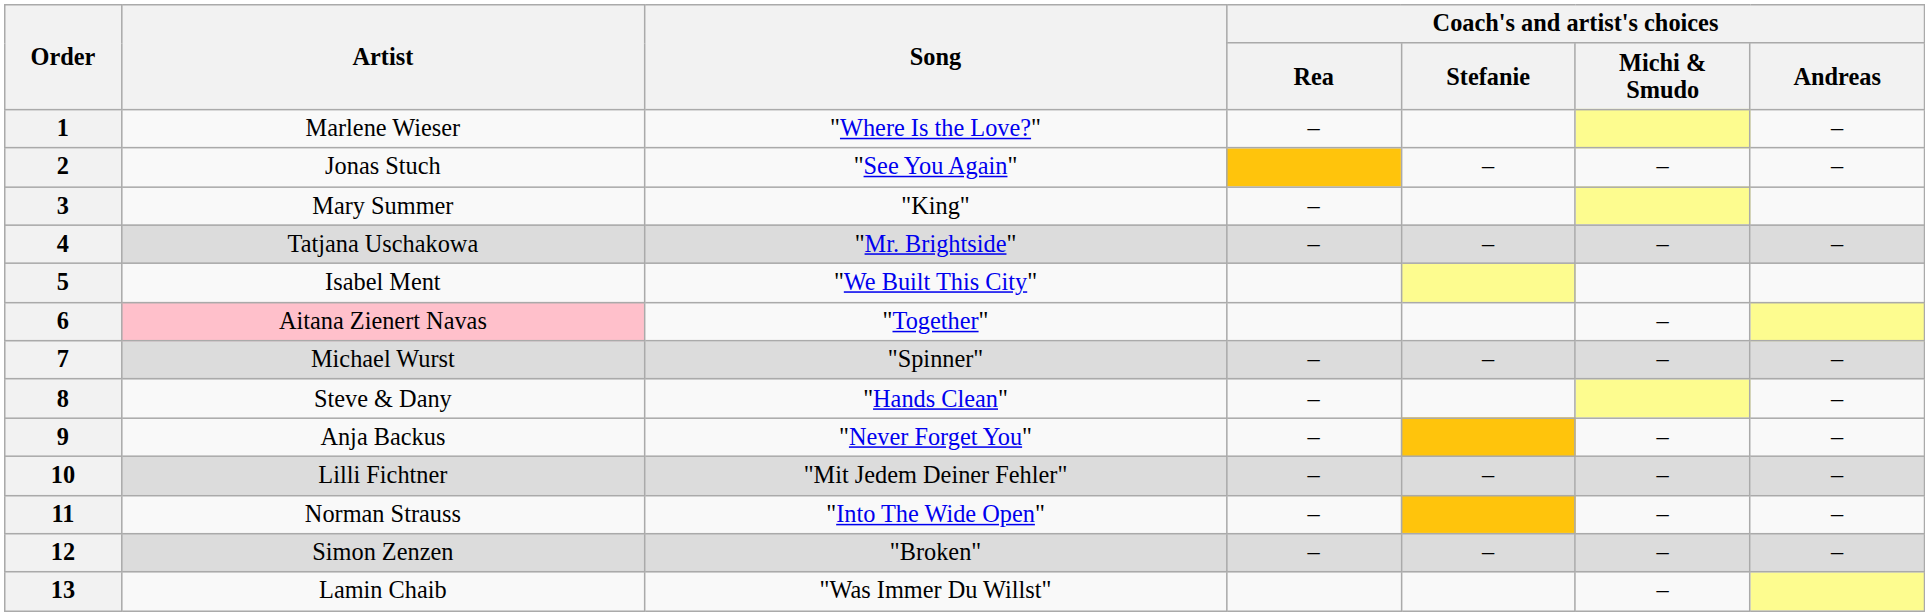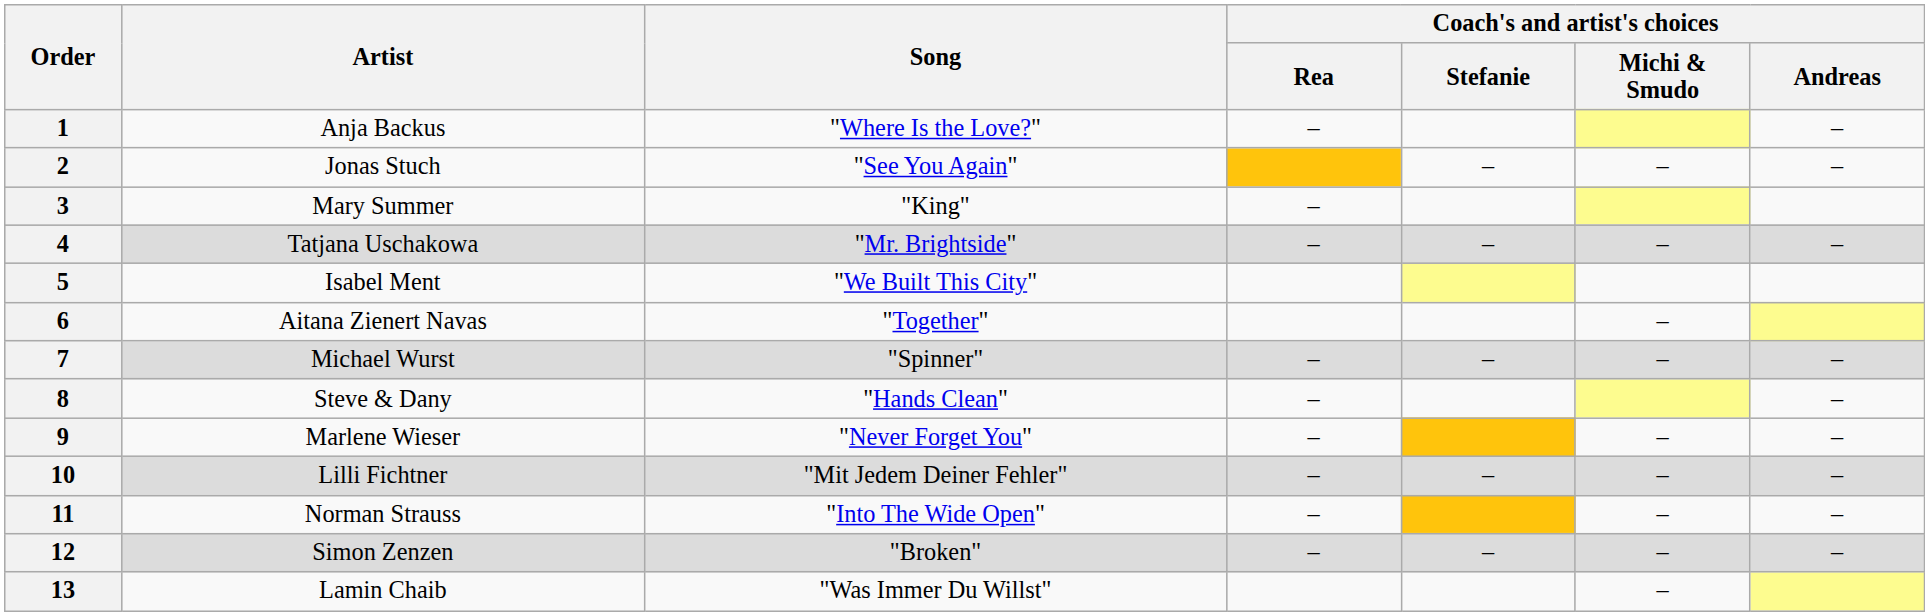(383, 128) Marlene Wieser -> (383, 128) Anja Backus
(383, 321) pink background -> (383, 321) no background
(383, 436) Anja Backus -> (383, 436) Marlene Wieser
